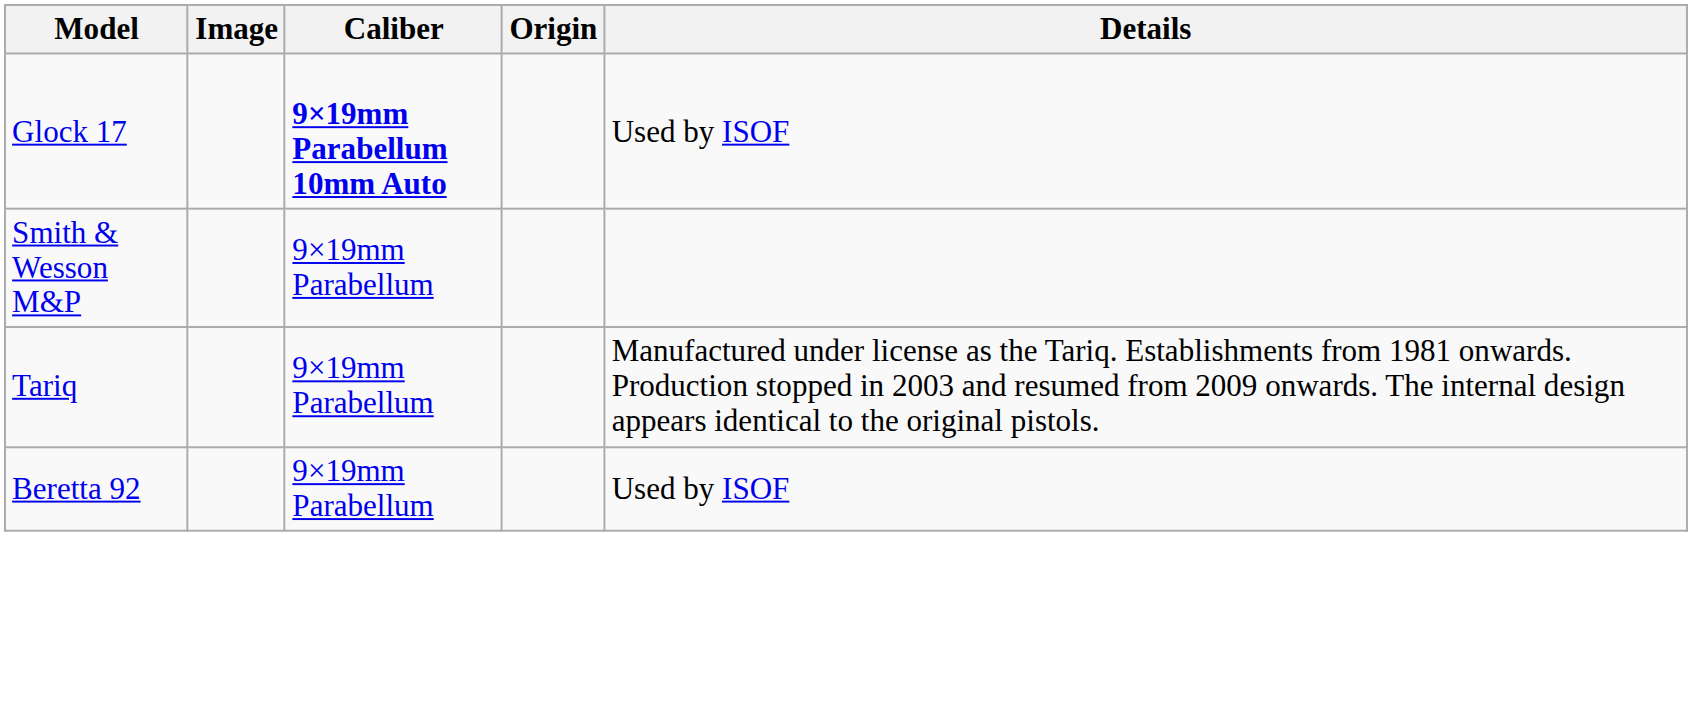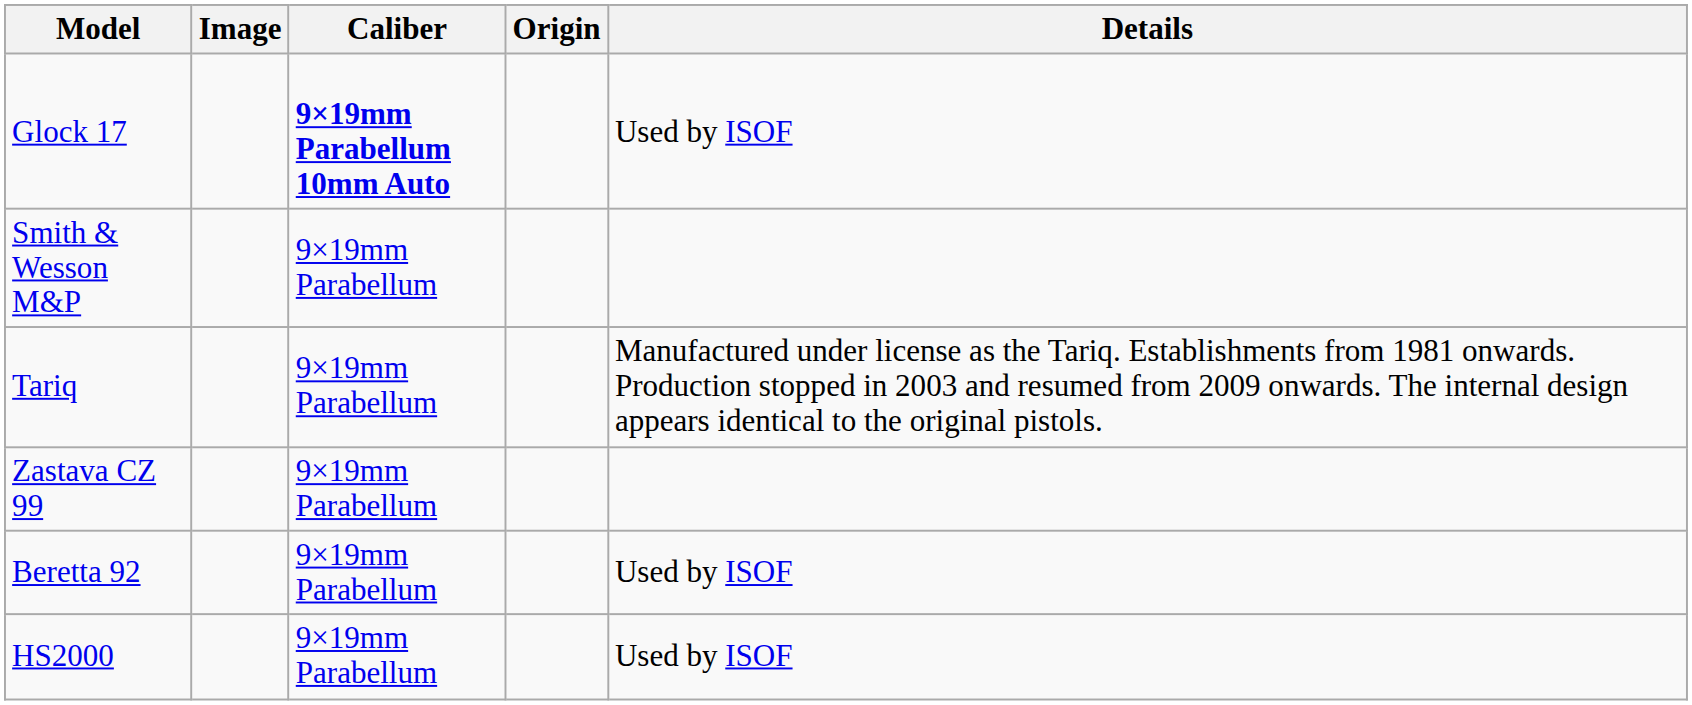+ row: (84, 487)
+ row: (63, 656)
